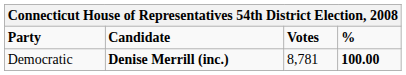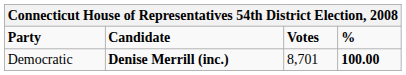(303, 59) 8,781 -> (303, 59) 8,701
